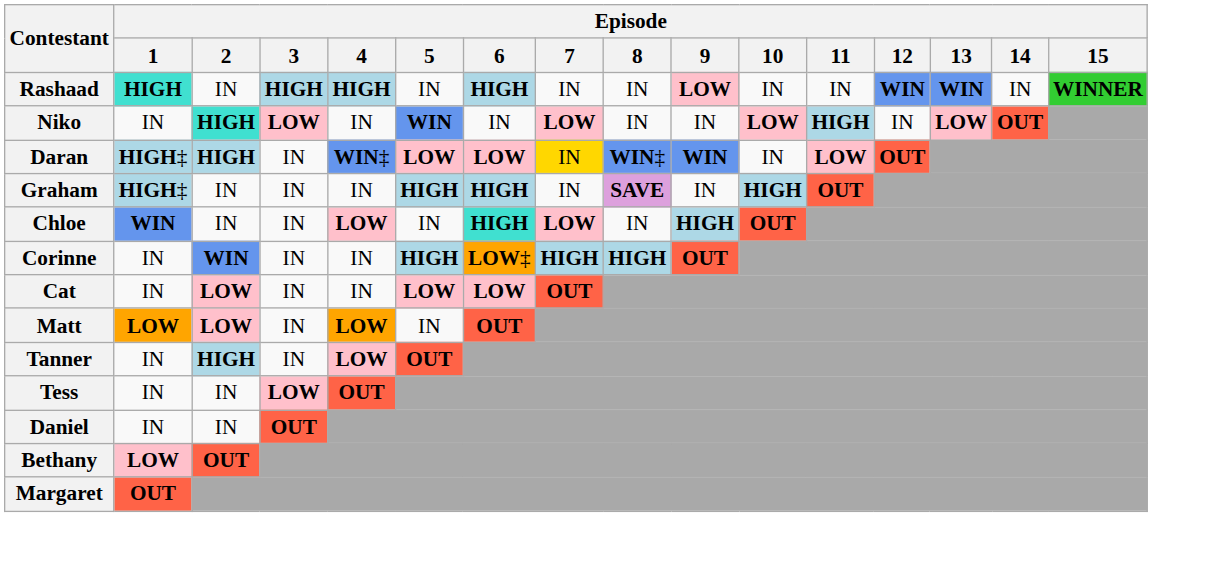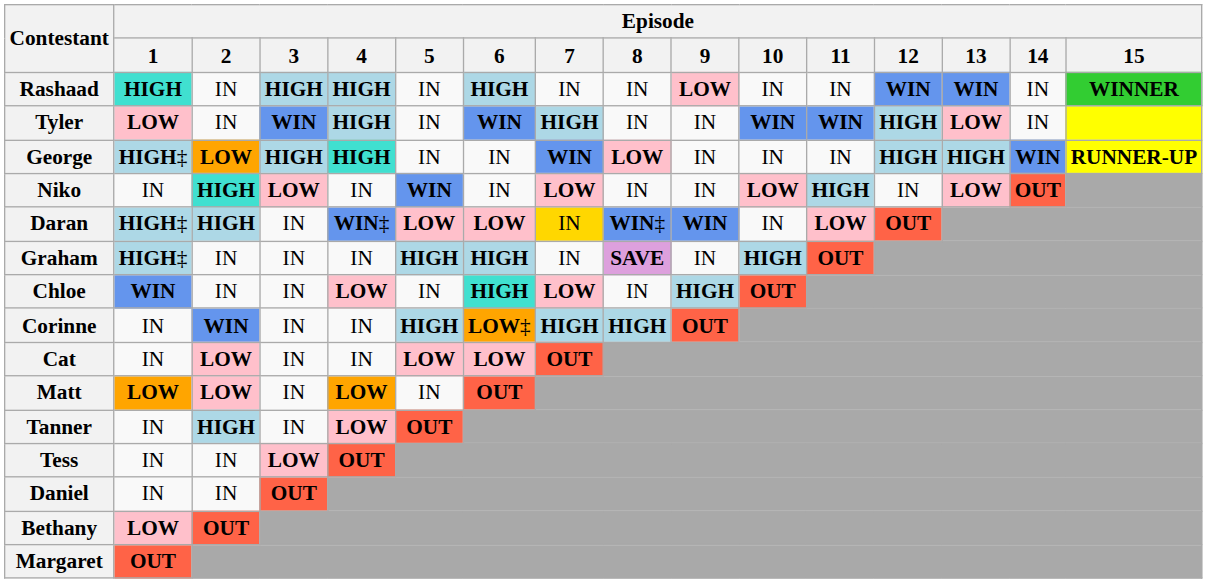+ row: (59, 122)
+ row: (59, 156)
